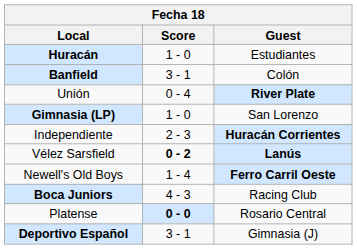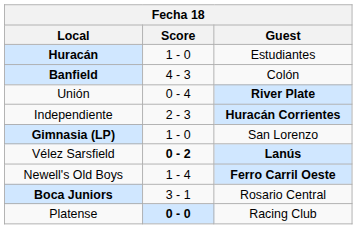(178, 75) 3 - 1 -> (178, 75) 4 - 3
rows swapped: (73, 114) <-> (73, 134)
(178, 194) 4 - 3 -> (178, 194) 3 - 1
(283, 194) Racing Club -> (283, 194) Rosario Central
(283, 214) Rosario Central -> (283, 214) Racing Club
- row: (73, 234)
